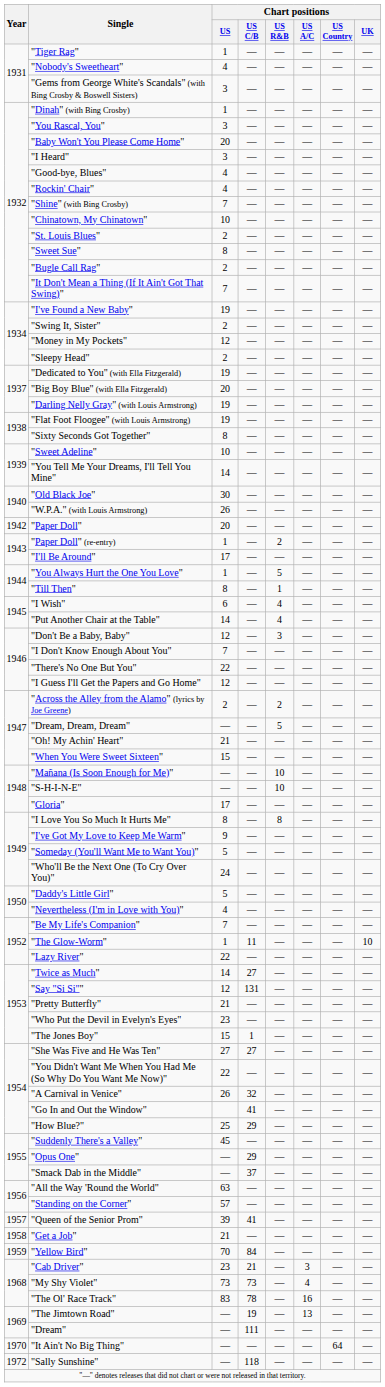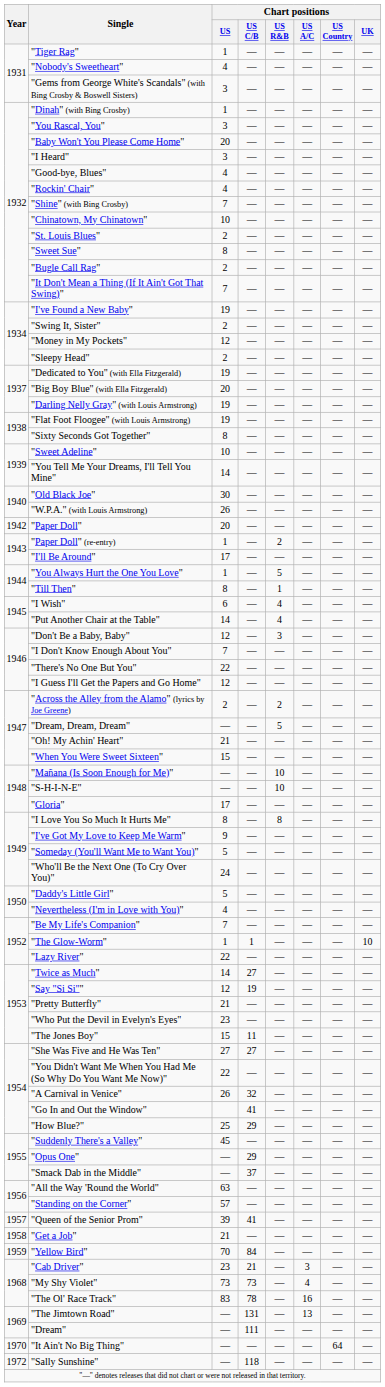(252, 941) 11 -> (252, 941) 1
(252, 988) 131 -> (252, 988) 19
(252, 1035) 1 -> (252, 1035) 11
(252, 1314) 19 -> (252, 1314) 131
